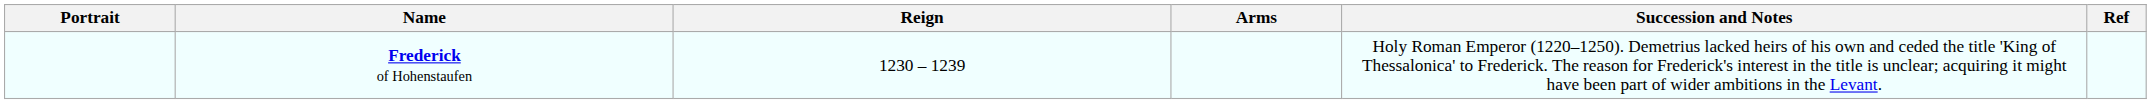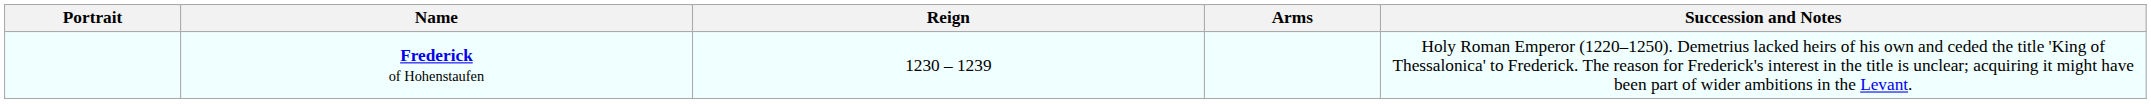- column: (2116, 18)
